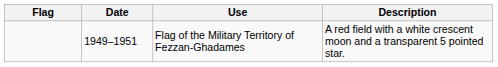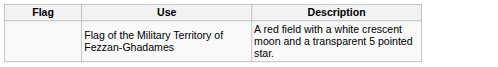- column: (117, 12)
